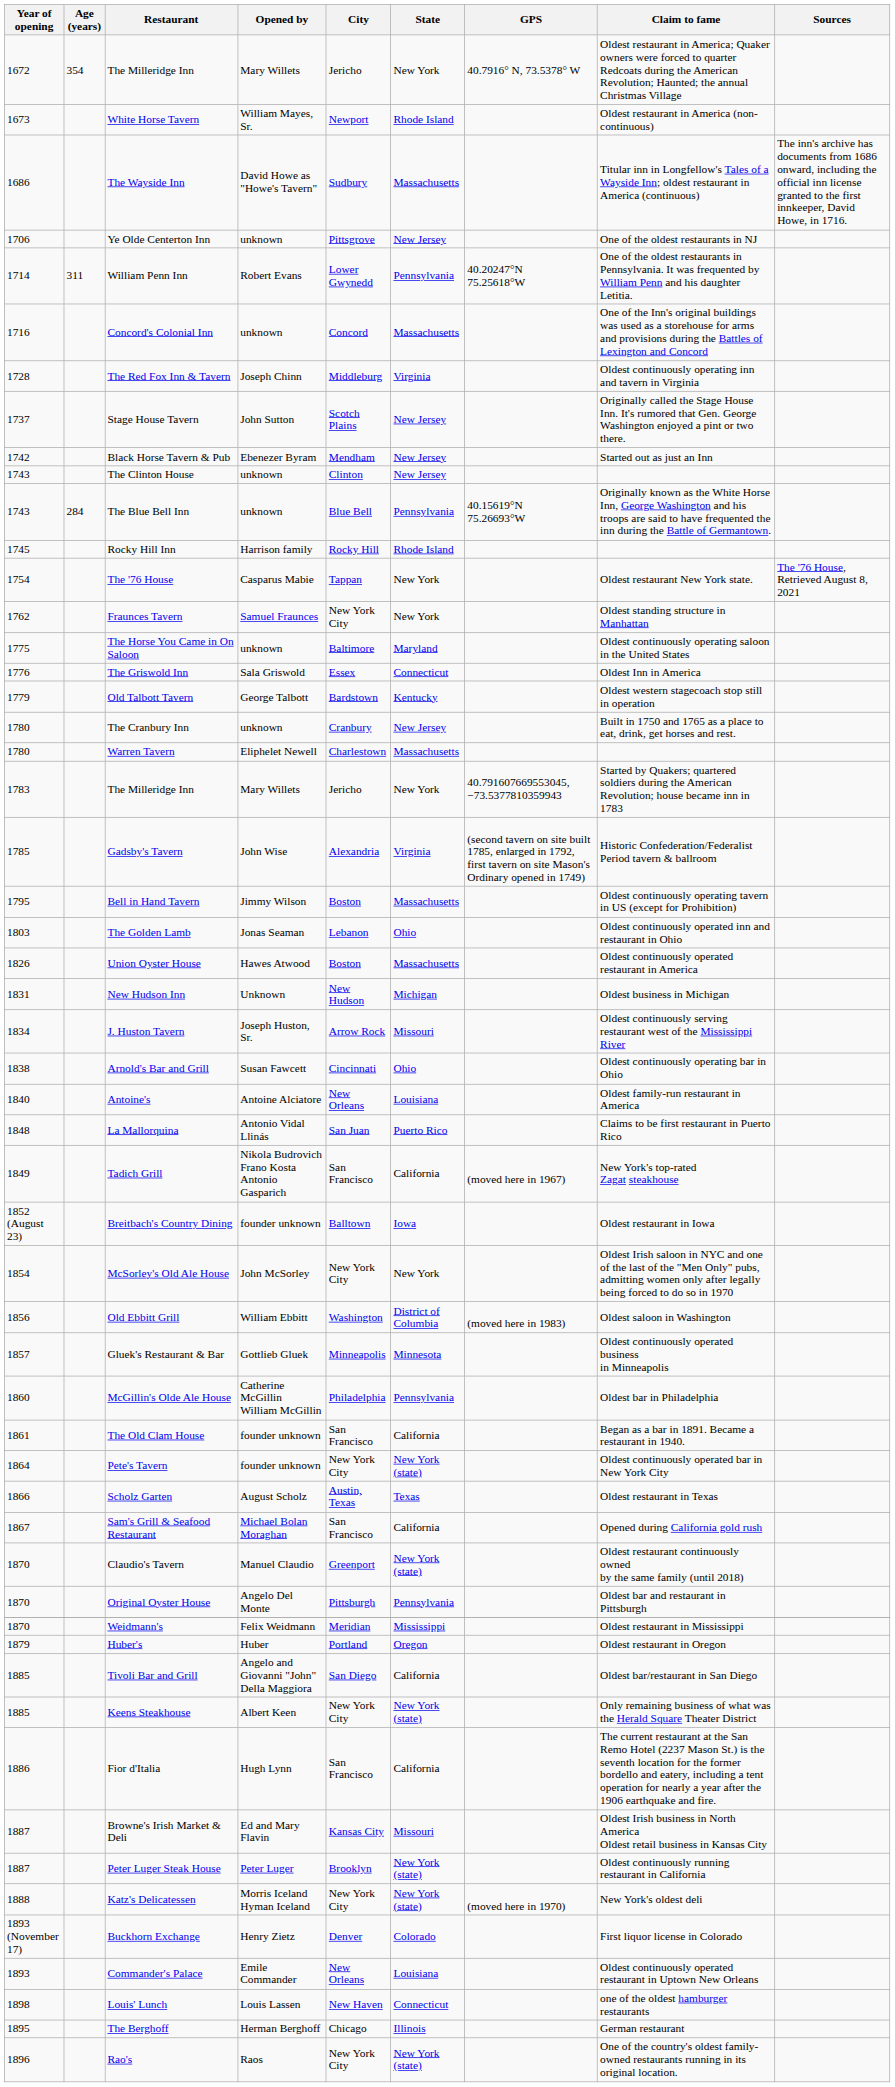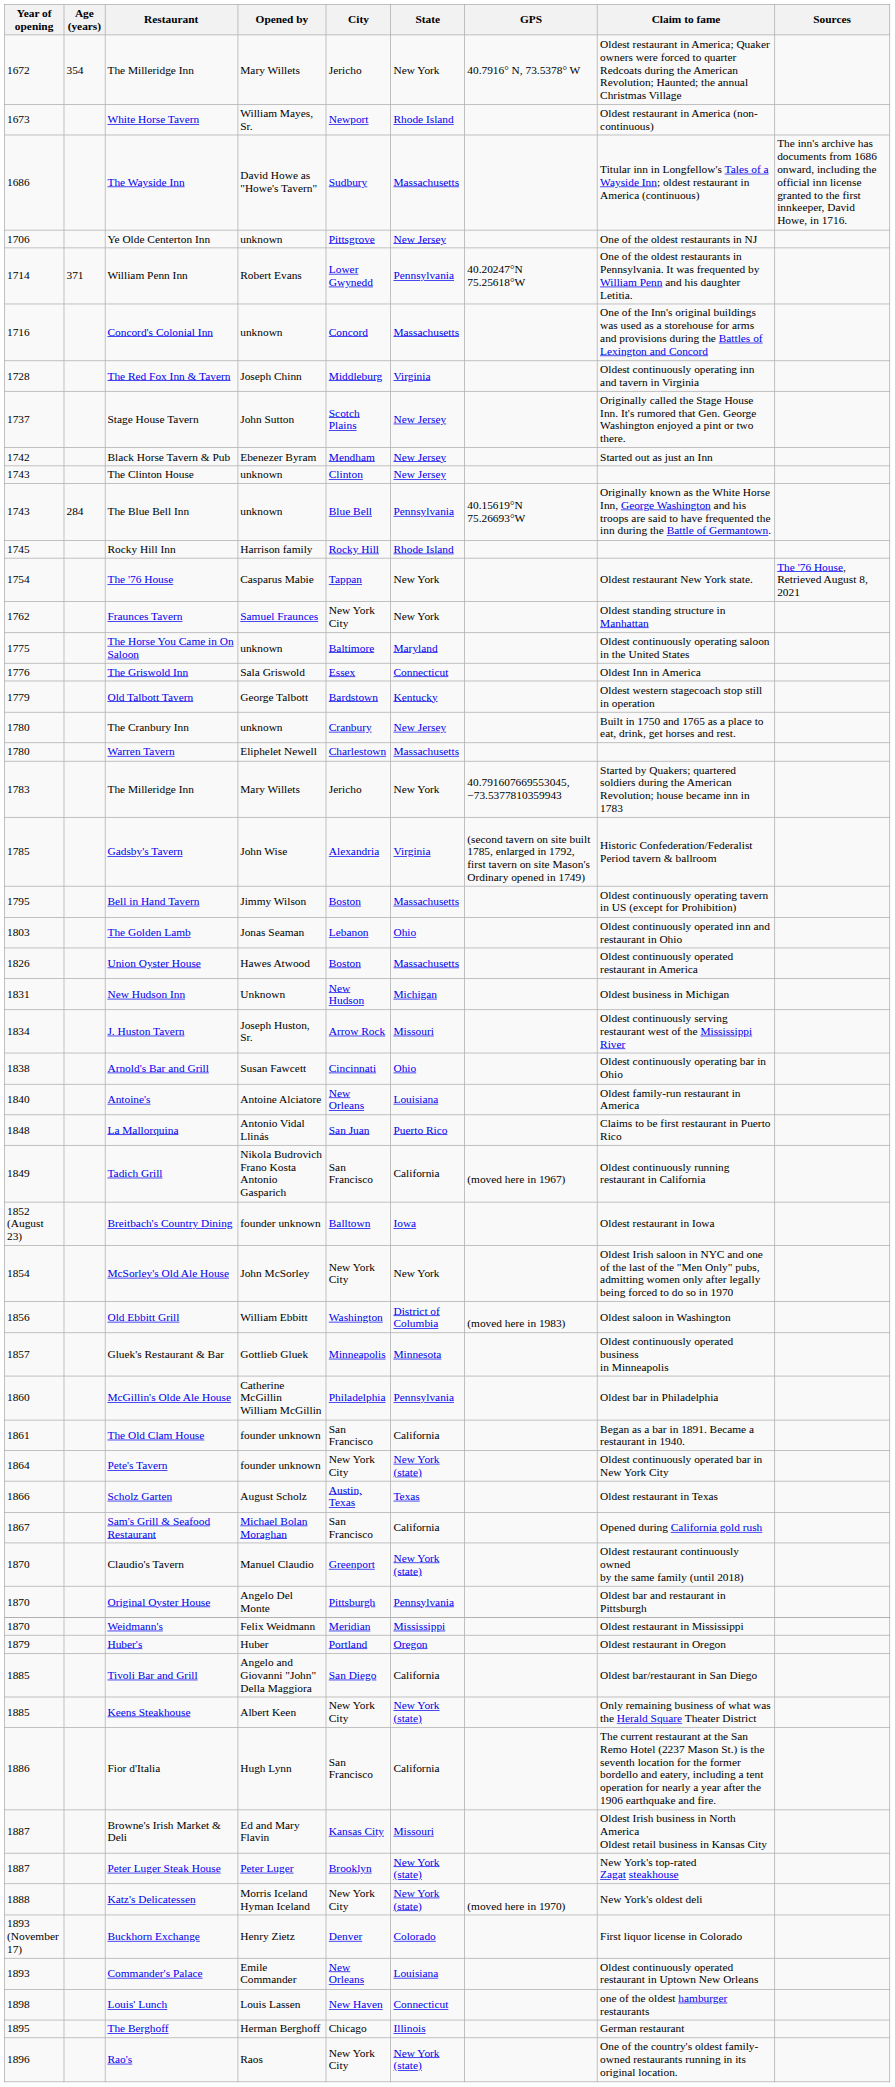(75, 276) 311 -> (75, 276) 371
(648, 1173) New York's top-rated Zagat steakhouse -> (665, 1173) Oldest continuously running restaurant in California
(665, 1868) Oldest continuously running restaurant in California -> (648, 1868) New York's top-rated Zagat steakhouse
